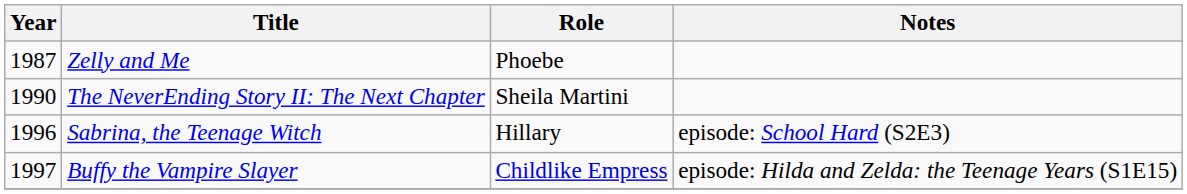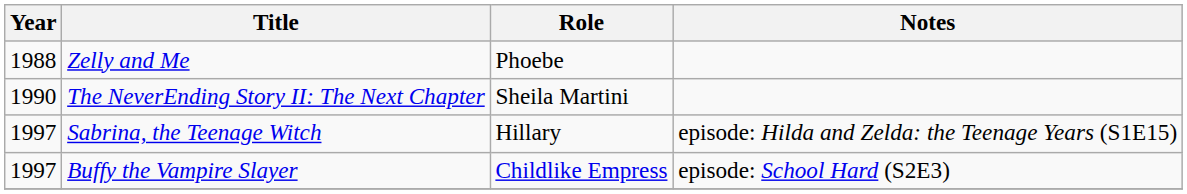(33, 59) 1987 -> (33, 59) 1988
(33, 133) 1996 -> (33, 133) 1997
(814, 133) episode: School Hard (S2E3) -> (928, 133) episode: Hilda and Zelda: the Teenage Years (S1E15)
(928, 170) episode: Hilda and Zelda: the Teenage Years (S1E15) -> (814, 170) episode: School Hard (S2E3)
